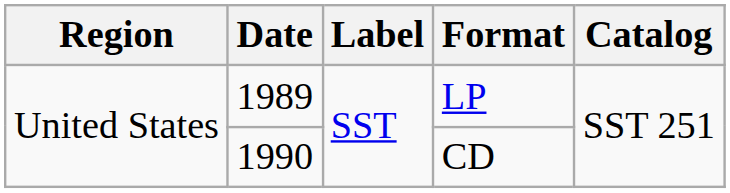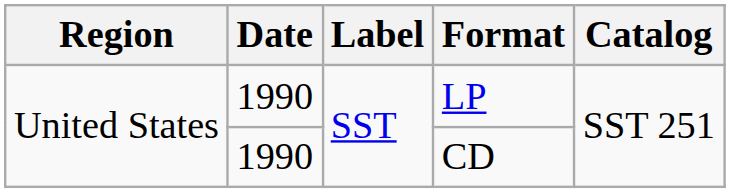(275, 95) 1989 -> (275, 95) 1990
